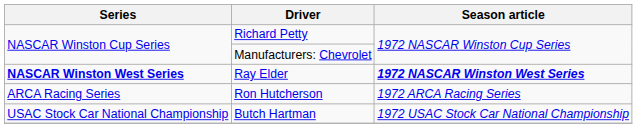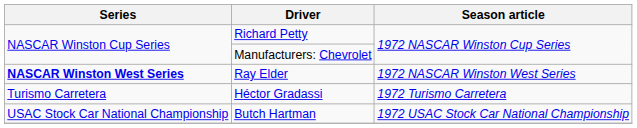(481, 74) bold -> (476, 74) normal
- row: (278, 94)
+ row: (278, 94)
